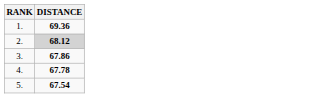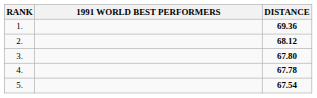+ column: (148, 12)
(60, 41) lightgrey background -> (287, 41) no background
(60, 56) 67.86 -> (287, 56) 67.80
